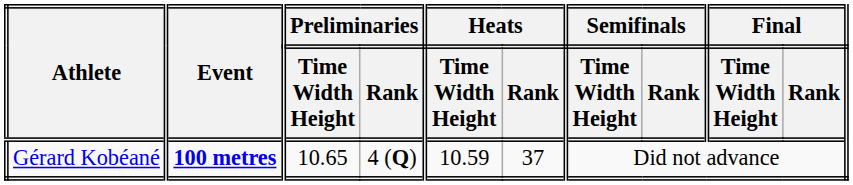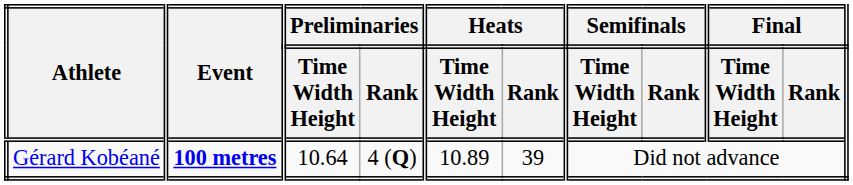(323, 158) 10.65 -> (323, 158) 10.64
(464, 158) 10.59 -> (464, 158) 10.89
(533, 158) 37 -> (533, 158) 39
